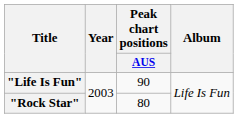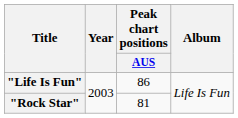(144, 82) 90 -> (144, 82) 86
(144, 103) 80 -> (144, 103) 81
